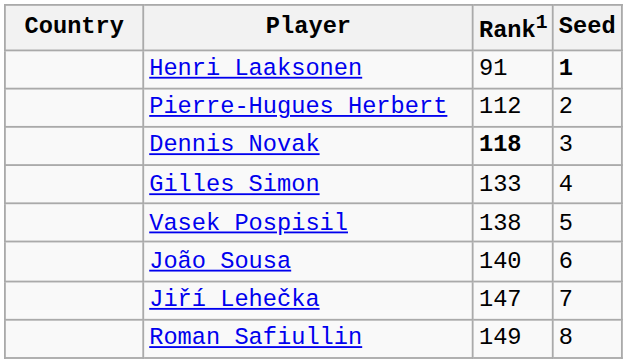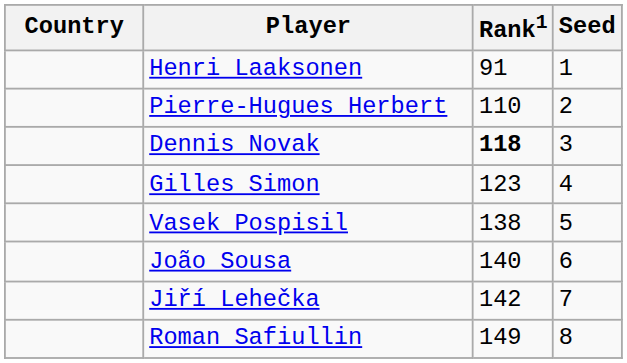(566, 69) bold -> (566, 69) normal
(500, 107) 112 -> (500, 107) 110
(500, 184) 133 -> (500, 184) 123
(500, 300) 147 -> (500, 300) 142
